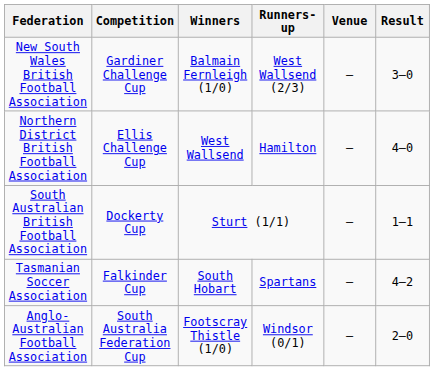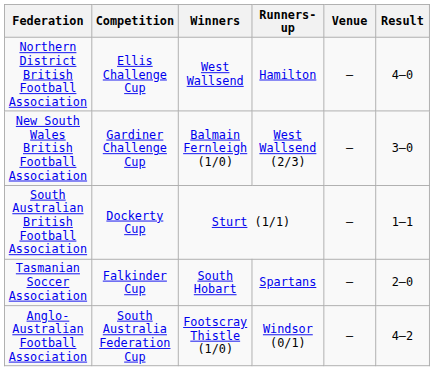rows swapped: (48, 148) <-> (48, 74)
(402, 282) 4–2 -> (402, 282) 2–0
(402, 336) 2–0 -> (402, 336) 4–2
